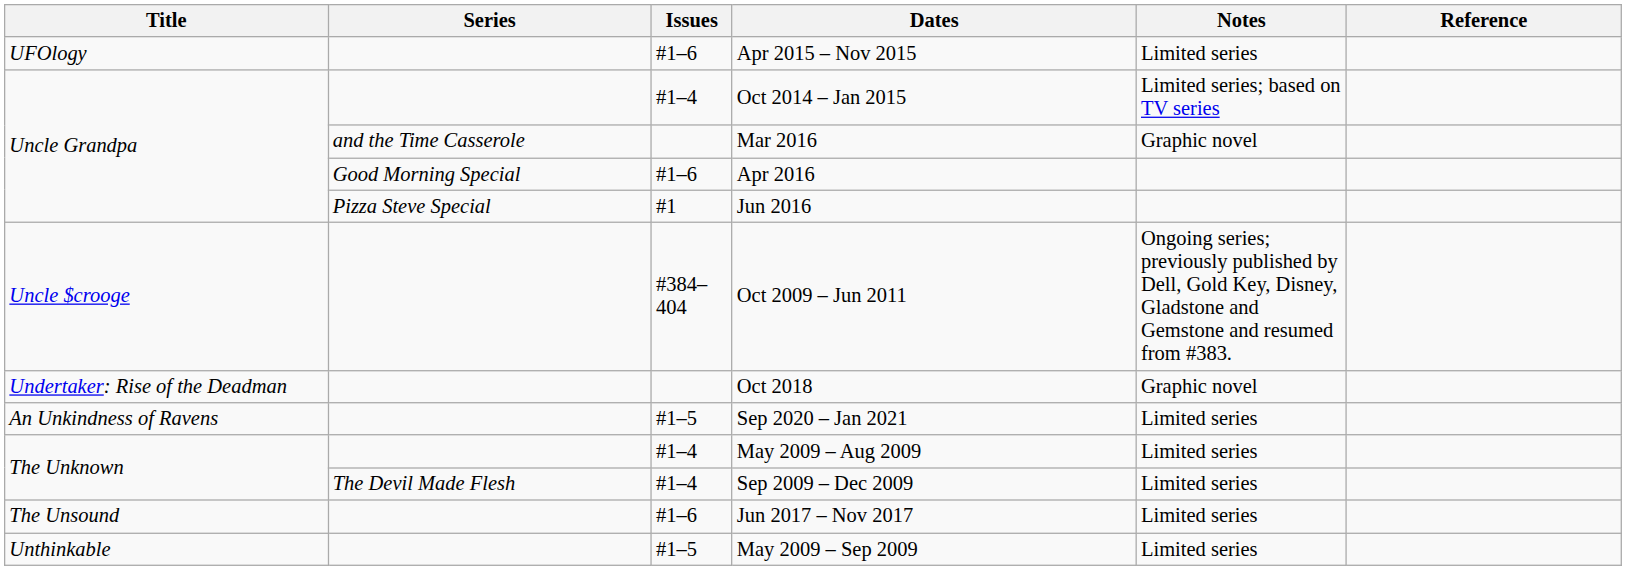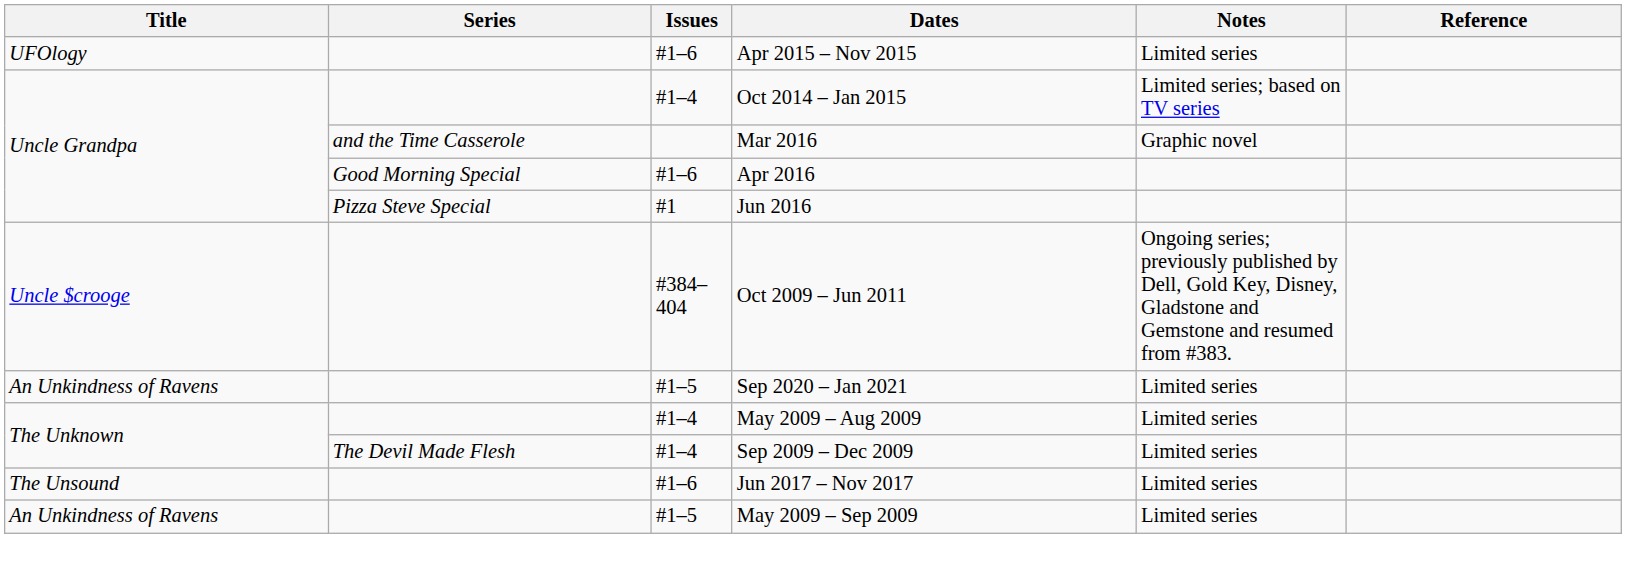- row: (775, 386)
(60, 548) Unthinkable -> (114, 516) An Unkindness of Ravens
